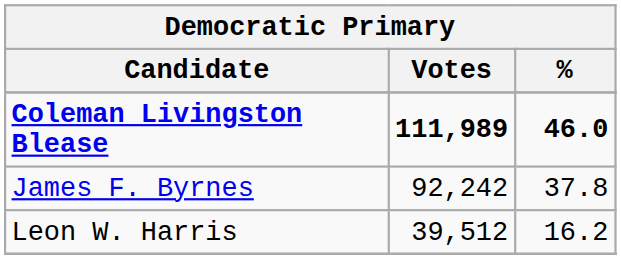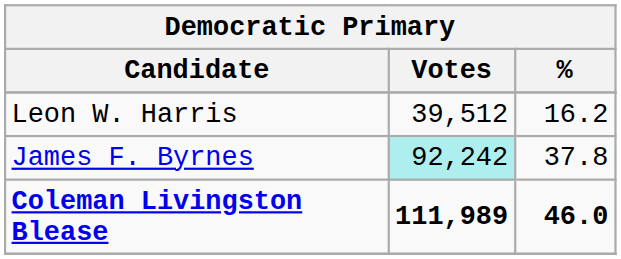rows swapped: (157, 130) <-> (125, 232)
(460, 189) no background -> (460, 158) paleturquoise background
